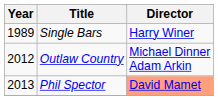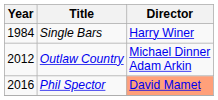(21, 33) 1989 -> (21, 33) 1984
(21, 85) 2013 -> (21, 85) 2016
